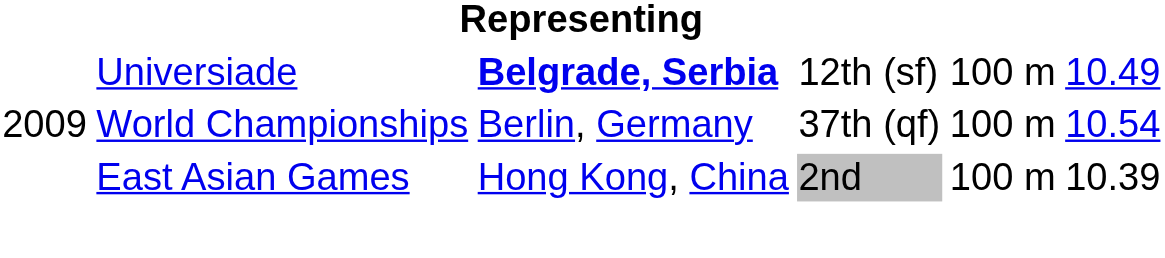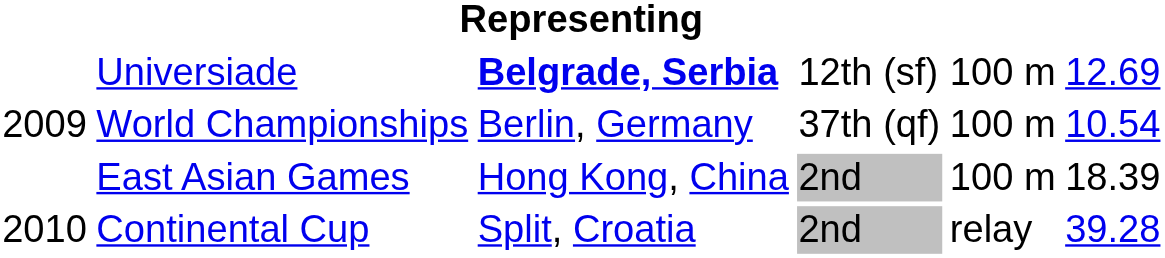(1113, 72) 10.49 -> (1113, 72) 12.69
(1113, 176) 10.39 -> (1113, 176) 18.39
+ row: (233, 229)
